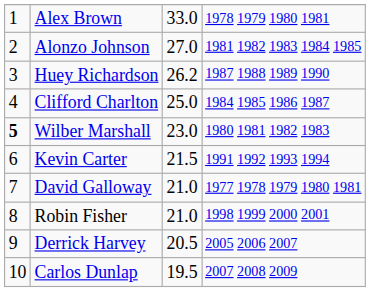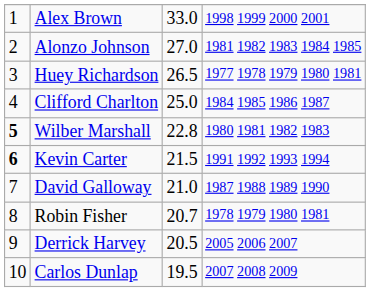(267, 18) 1978 1979 1980 1981 -> (267, 18) 1998 1999 2000 2001
(182, 74) 26.2 -> (182, 74) 26.5
(267, 74) 1987 1988 1989 1990 -> (283, 74) 1977 1978 1979 1980 1981
(182, 131) 23.0 -> (182, 131) 22.8
(13, 159) normal -> (13, 159) bold
(283, 187) 1977 1978 1979 1980 1981 -> (267, 187) 1987 1988 1989 1990
(182, 215) 21.0 -> (182, 215) 20.7
(267, 215) 1998 1999 2000 2001 -> (267, 215) 1978 1979 1980 1981
